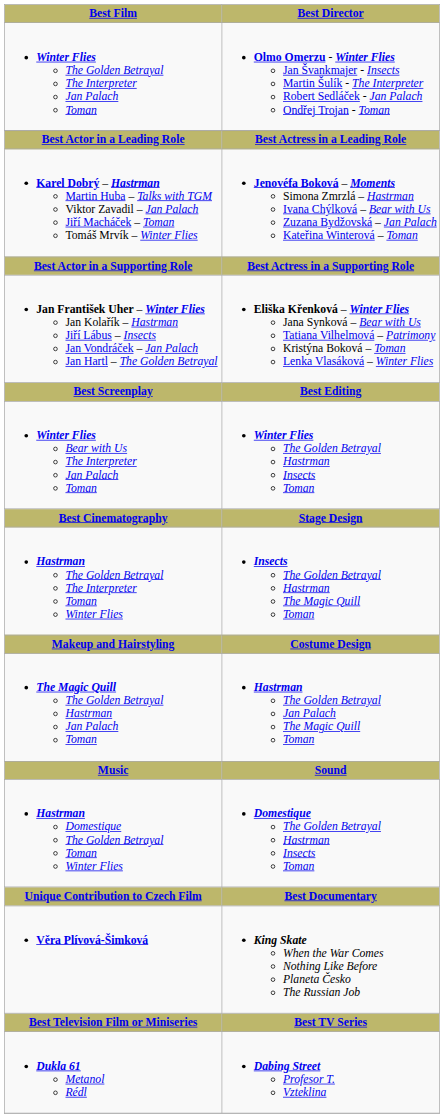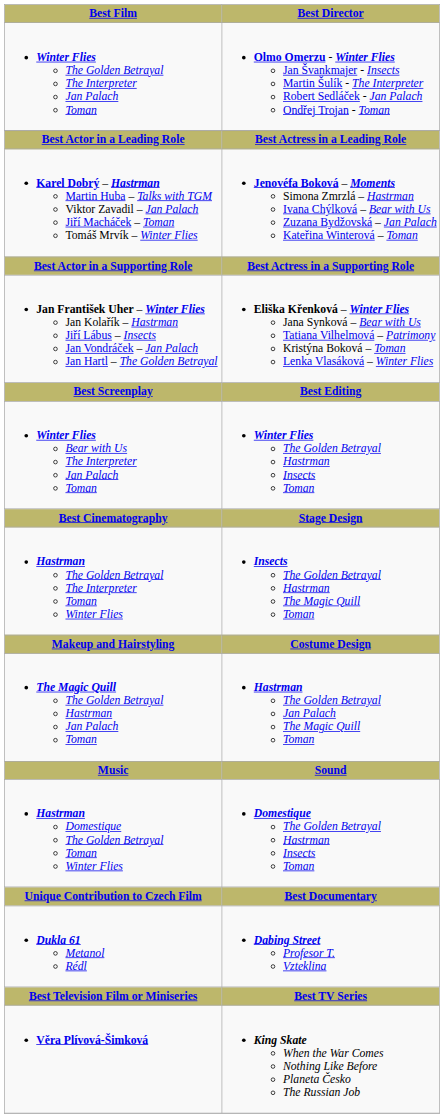rows swapped: (113, 940) <-> (113, 1079)
